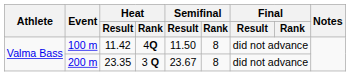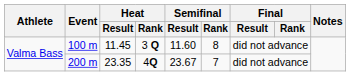(118, 46) 11.42 -> (118, 46) 11.45
(150, 46) 4Q -> (150, 46) 3 Q
(183, 46) 11.50 -> (183, 46) 11.60
(150, 63) 3 Q -> (150, 63) 4Q
(216, 63) 8 -> (216, 63) 7
